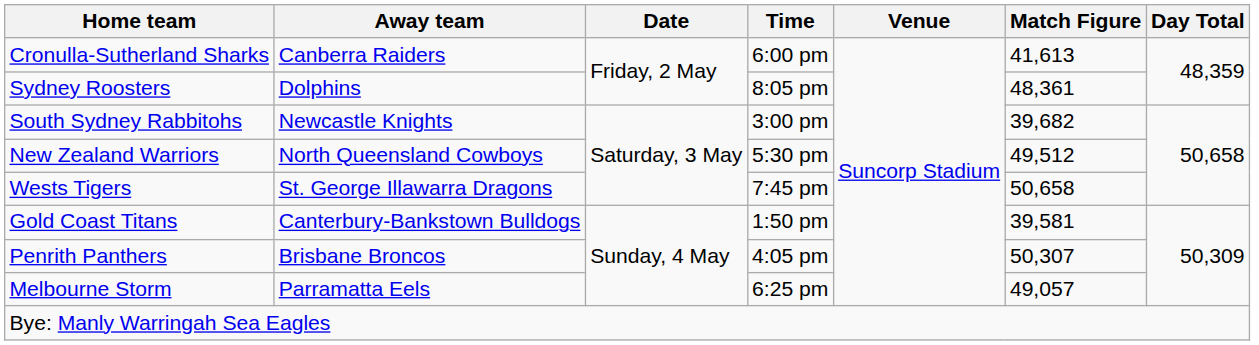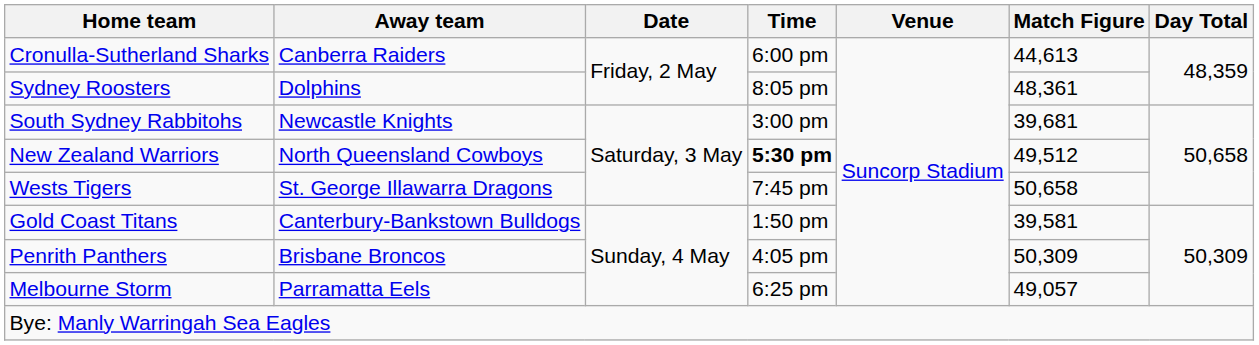(1042, 54) 41,613 -> (1046, 54) 44,613
(1042, 121) 39,682 -> (1046, 121) 39,681
(790, 155) normal -> (792, 155) bold
(1042, 255) 50,307 -> (1046, 255) 50,309
